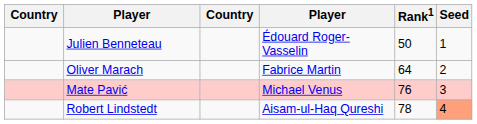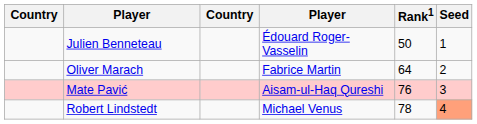(302, 90) Michael Venus -> (323, 90) Aisam-ul-Haq Qureshi
(323, 109) Aisam-ul-Haq Qureshi -> (302, 109) Michael Venus
